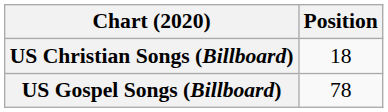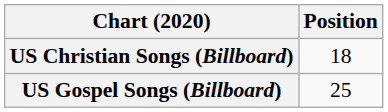(341, 90) 78 -> (341, 90) 25
